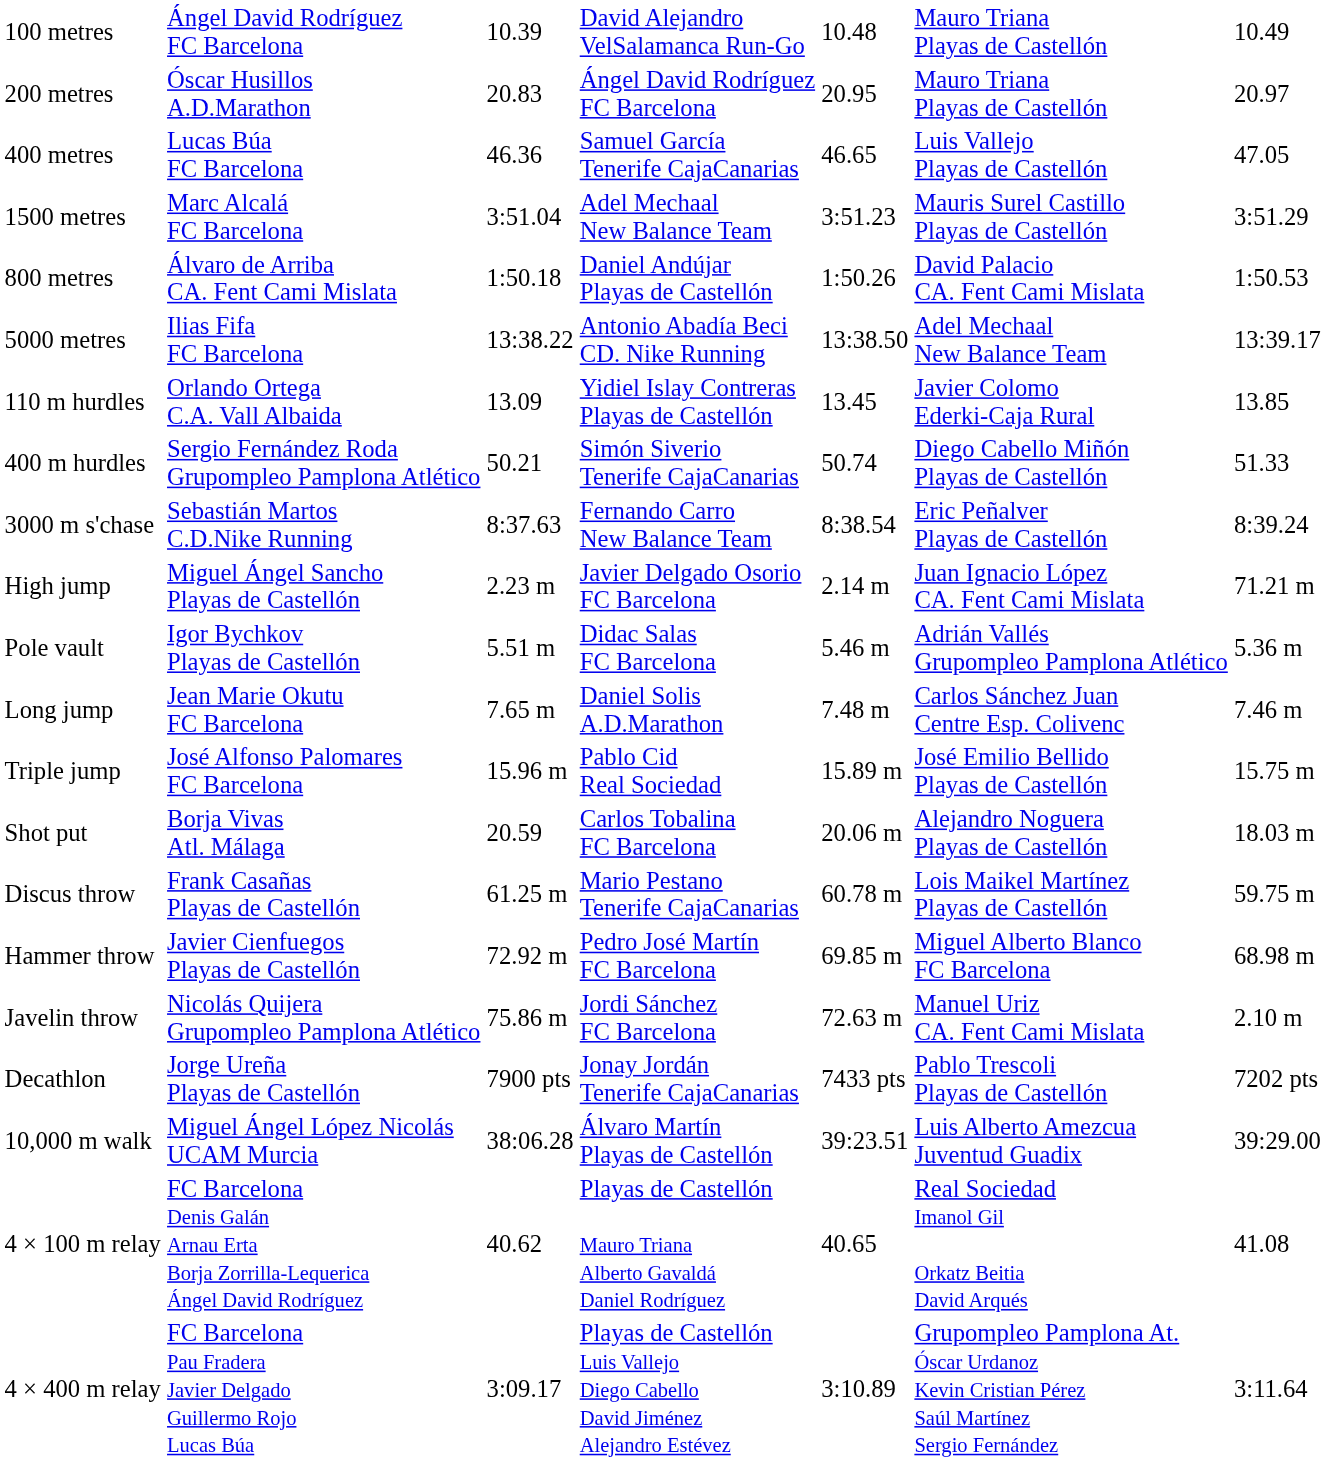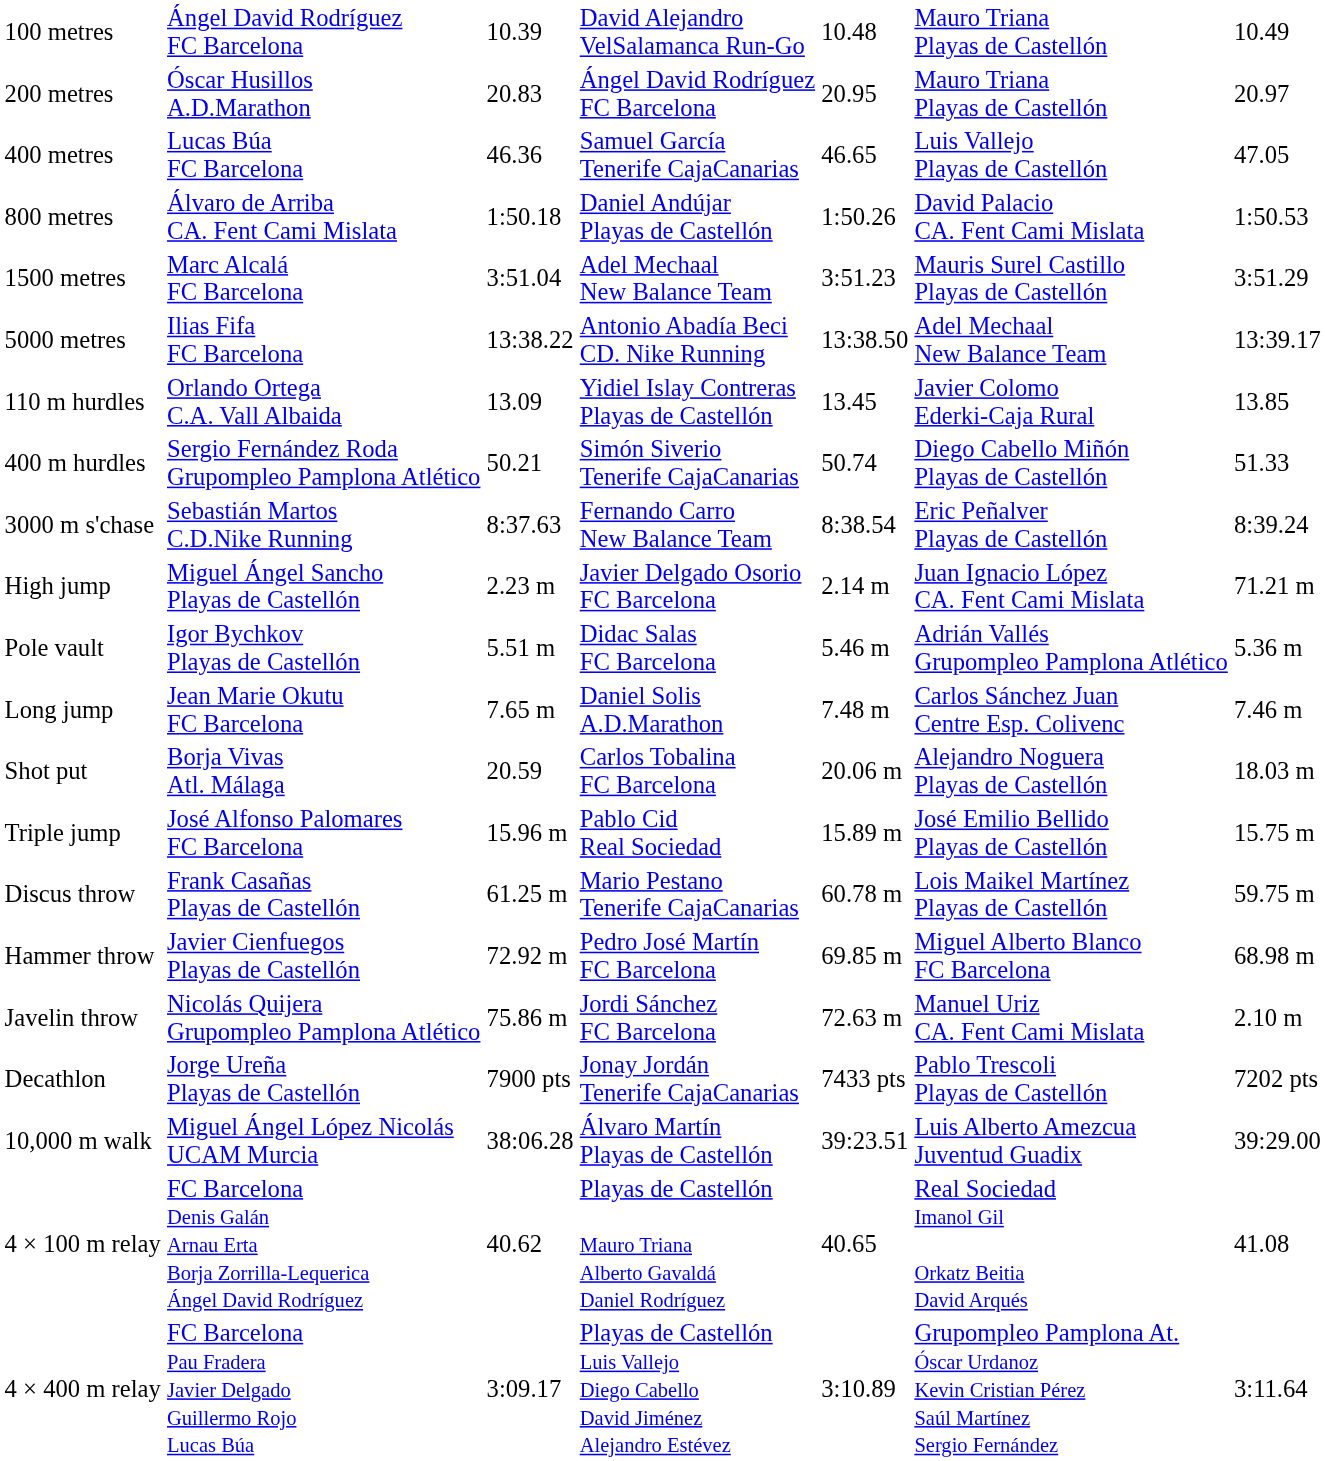rows swapped: (59, 278) <-> (65, 216)
rows swapped: (63, 771) <-> (46, 832)
